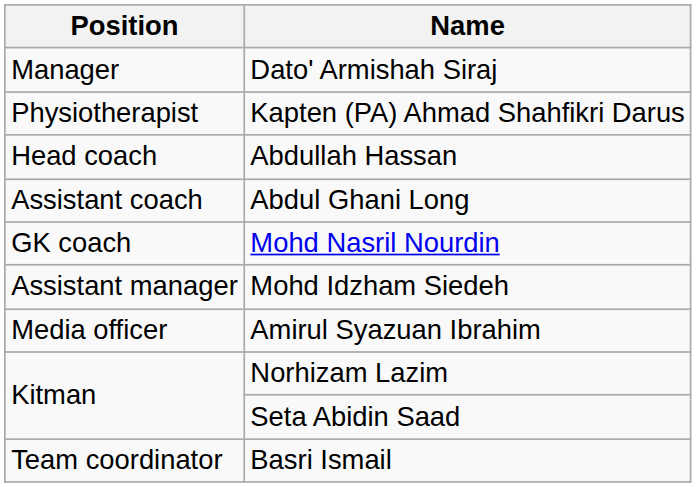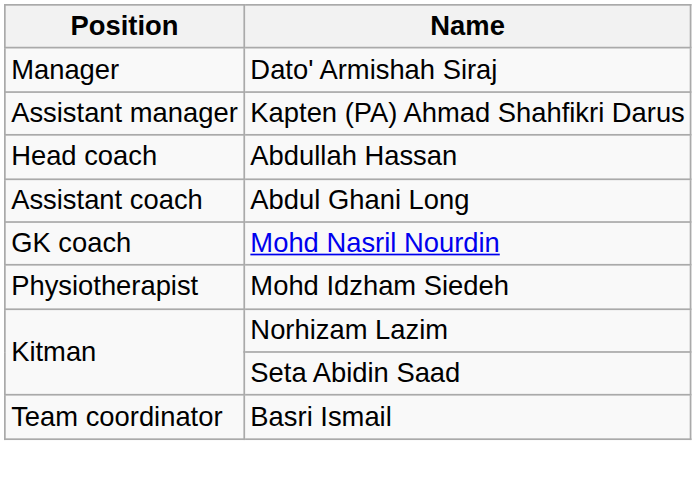(105, 112) Physiotherapist -> (124, 112) Assistant manager
(124, 286) Assistant manager -> (105, 286) Physiotherapist
- row: (396, 329)
